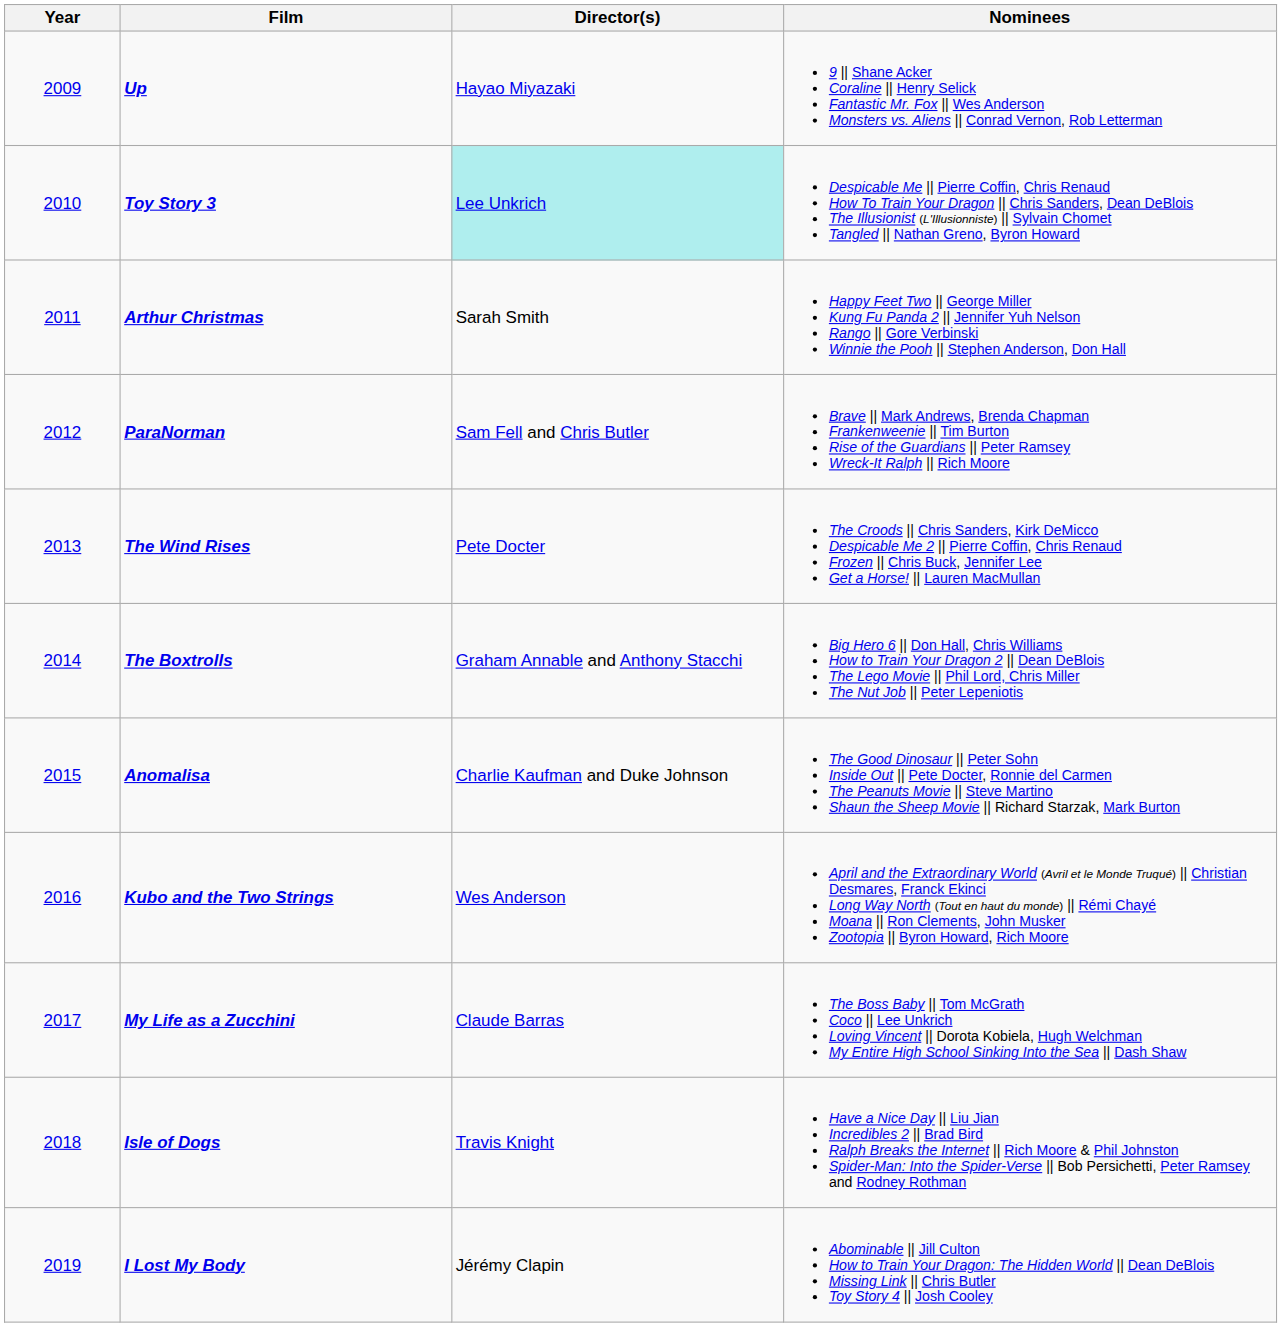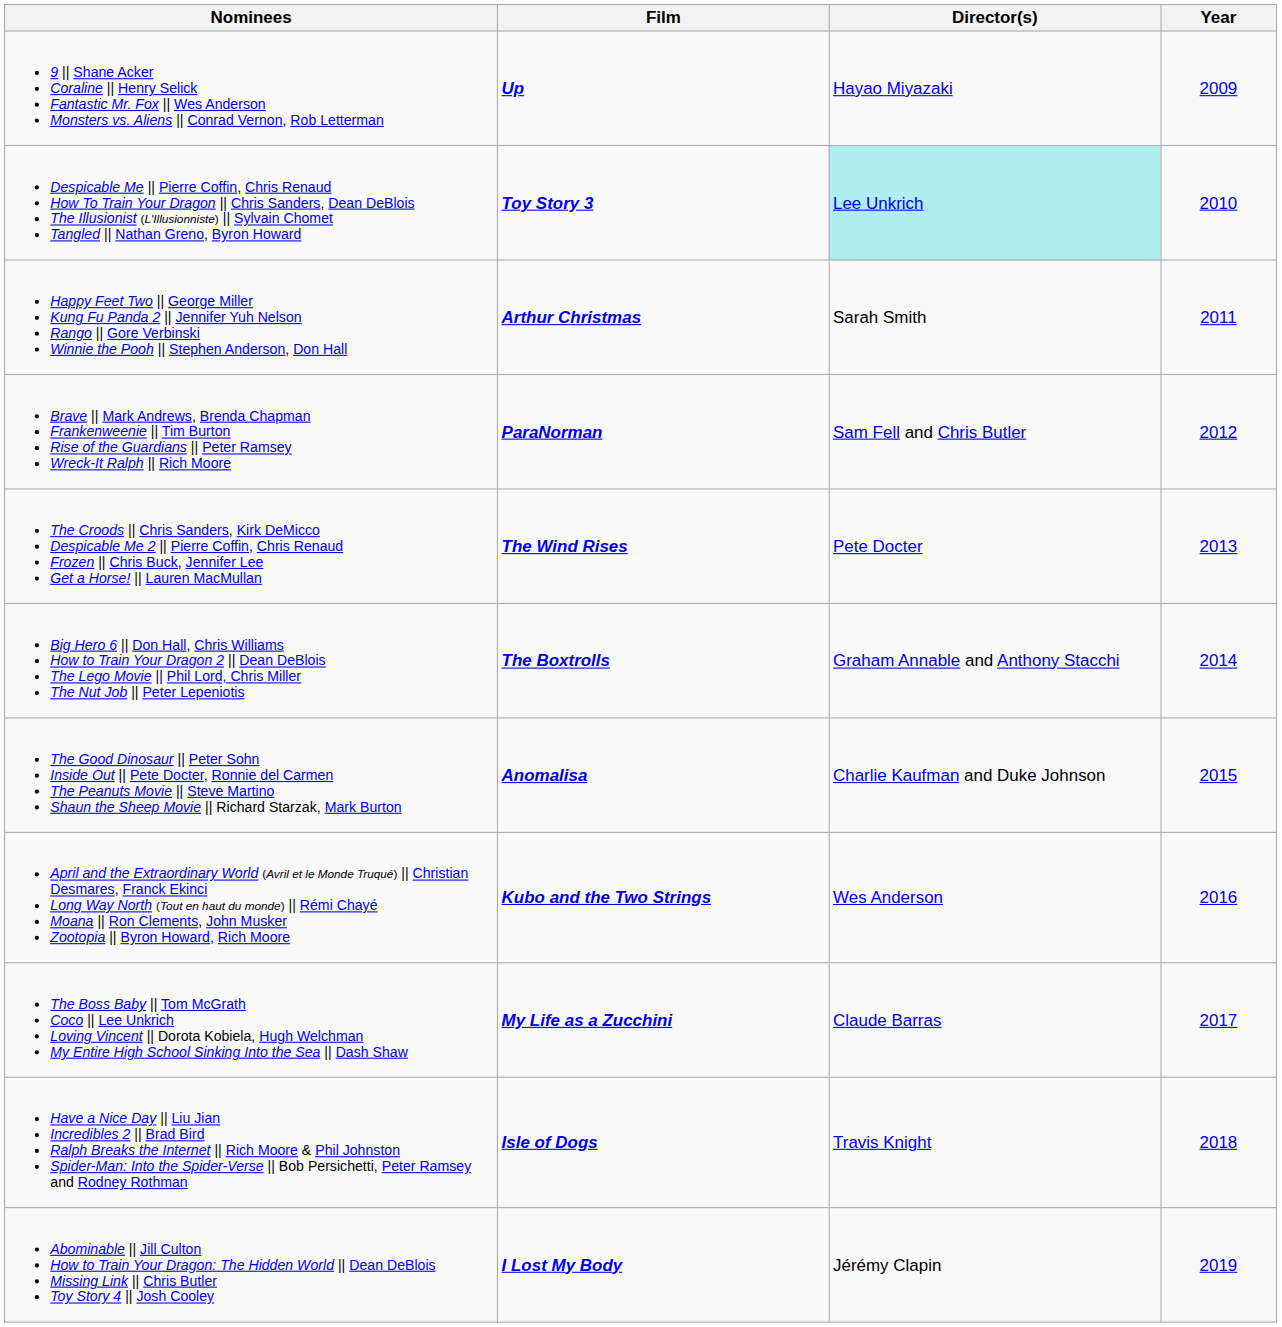columns swapped: (62, 17) <-> (1030, 17)
